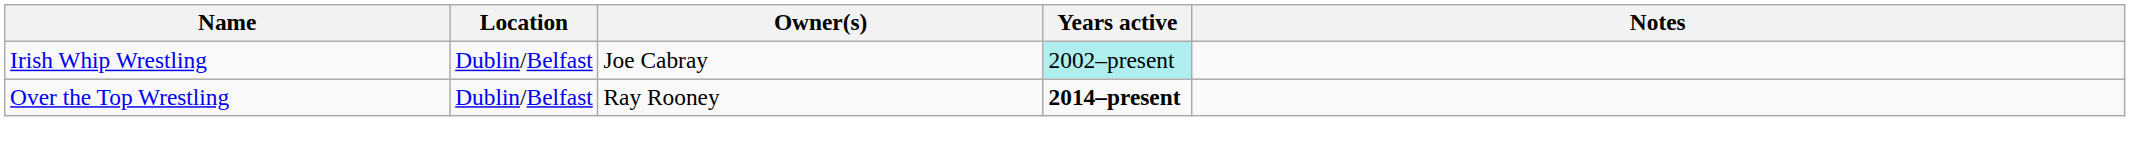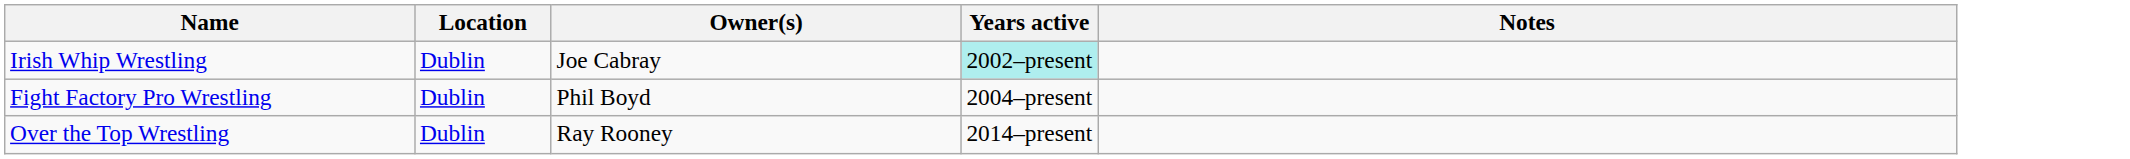(524, 60) Dublin/Belfast -> (452, 60) Dublin
+ row: (141, 97)
(524, 97) Dublin/Belfast -> (452, 134) Dublin
(1115, 97) bold -> (1029, 134) normal
